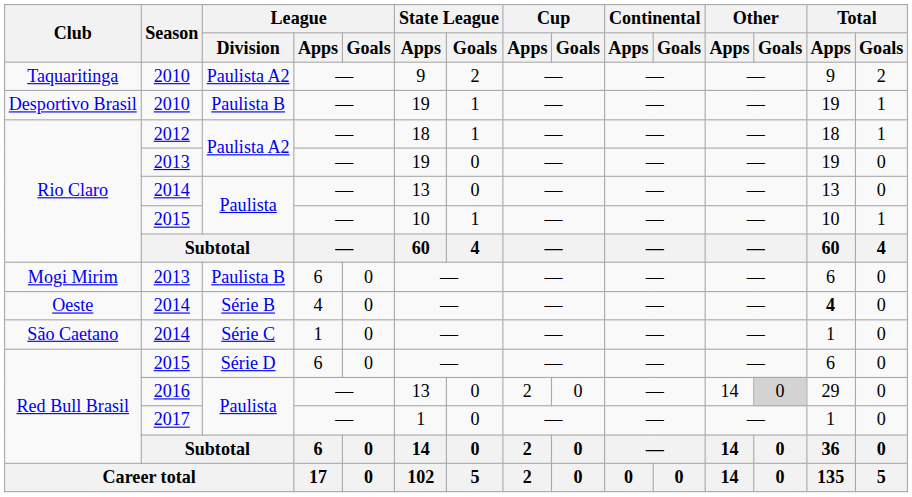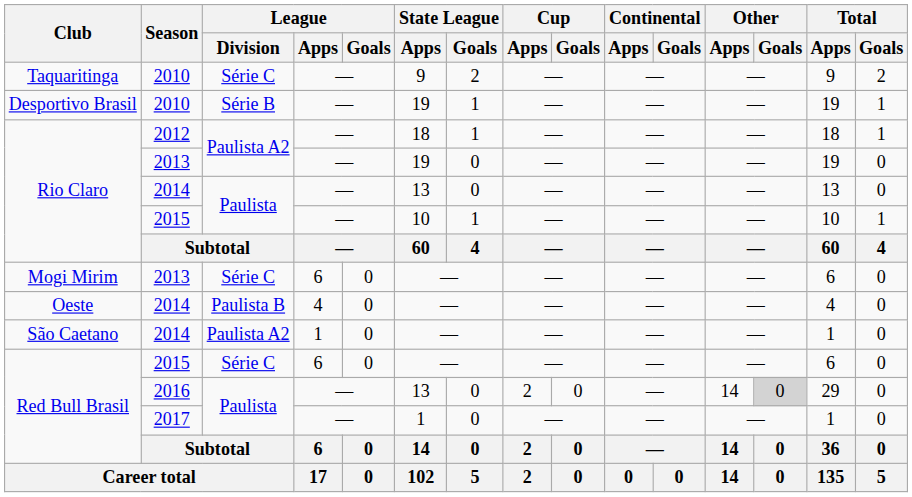(248, 76) Paulista A2 -> (248, 76) Série C
(248, 104) Paulista B -> (248, 104) Série B
(248, 276) Paulista B -> (248, 276) Série C
(248, 305) Série B -> (248, 305) Paulista B
(831, 305) bold -> (831, 305) normal
(248, 334) Série C -> (248, 334) Paulista A2
(248, 362) Série D -> (248, 362) Série C
